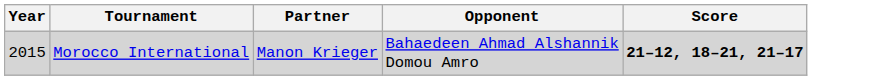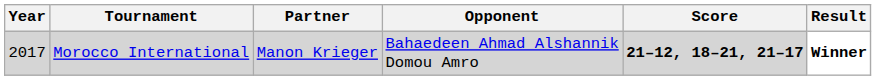+ column: (839, 17)
(27, 53) 2015 -> (27, 53) 2017
